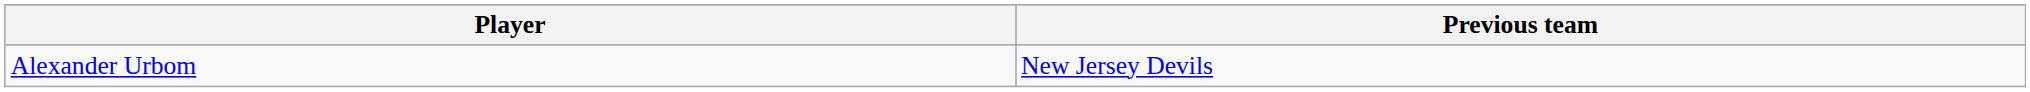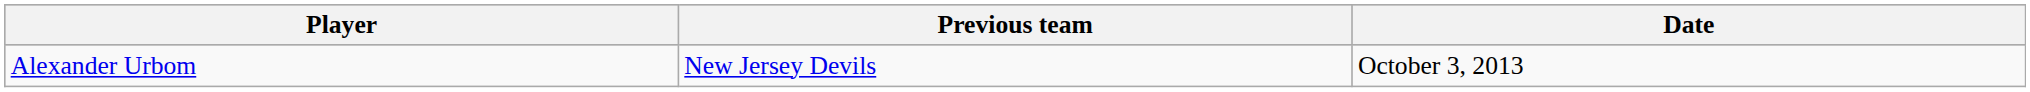+ column: (1689, 24)
